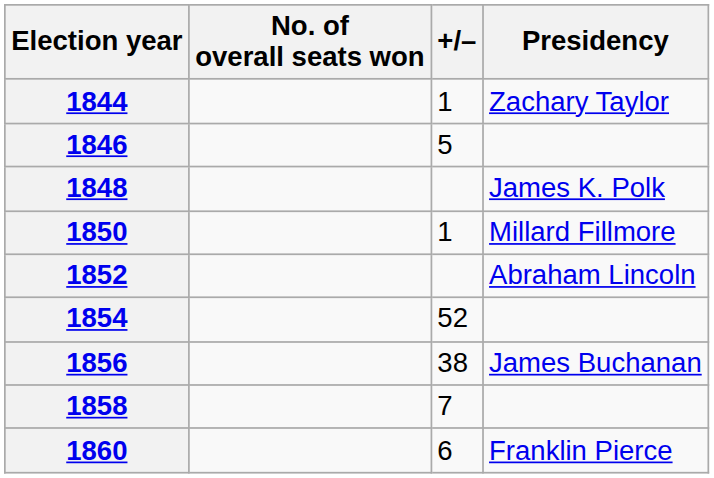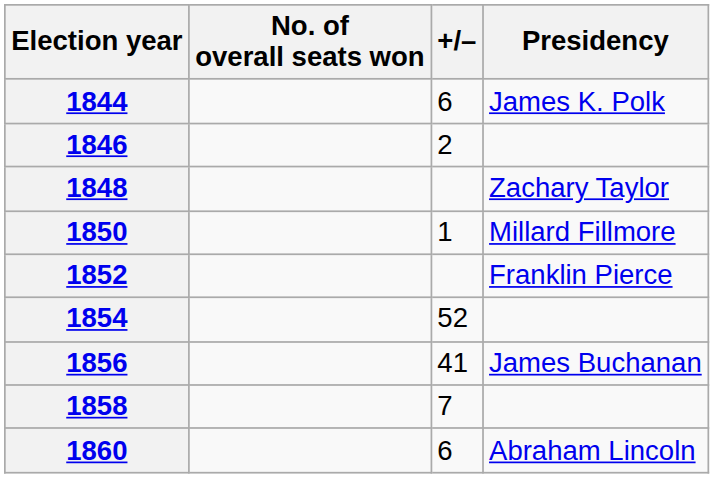(445, 100) 1 -> (445, 100) 6
(579, 100) Zachary Taylor -> (577, 100) James K. Polk
(445, 144) 5 -> (445, 144) 2
(577, 188) James K. Polk -> (579, 188) Zachary Taylor
(592, 275) Abraham Lincoln -> (581, 275) Franklin Pierce
(453, 362) 38 -> (453, 362) 41
(581, 450) Franklin Pierce -> (592, 450) Abraham Lincoln
